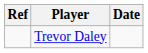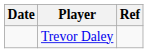columns swapped: (126, 15) <-> (18, 15)
